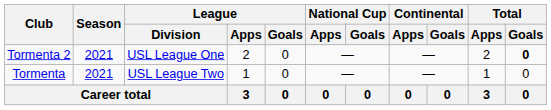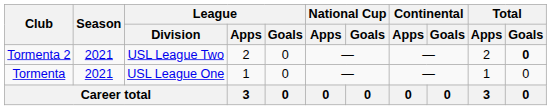(176, 54) USL League One -> (176, 54) USL League Two
(176, 74) USL League Two -> (176, 74) USL League One
